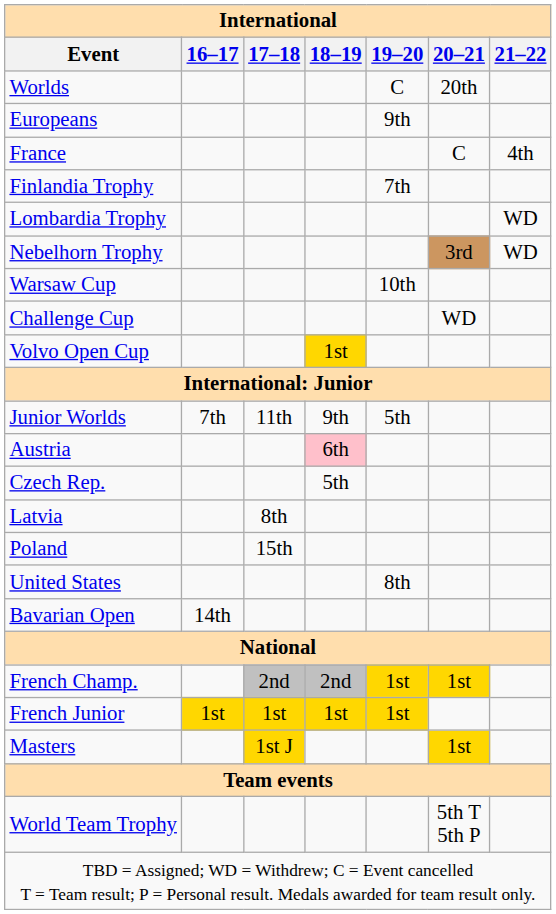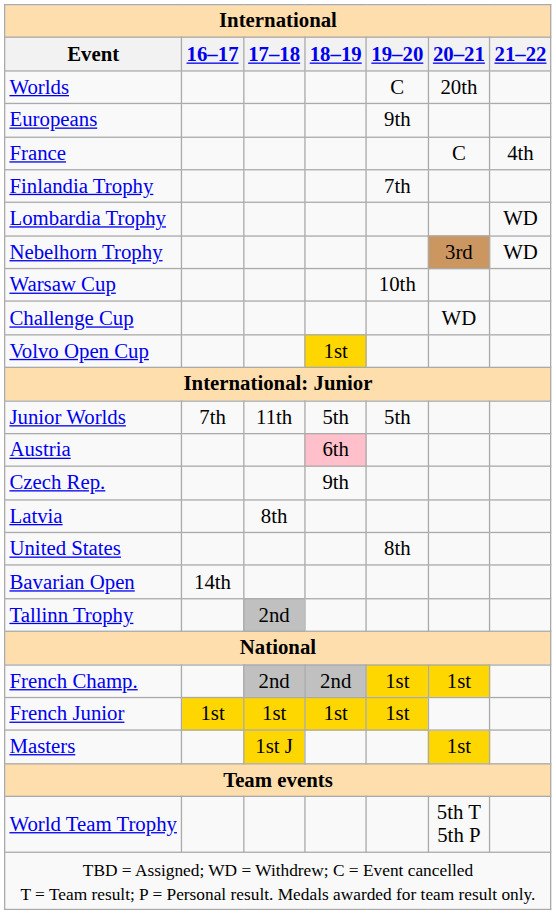(336, 416) 9th -> (336, 416) 5th
(336, 482) 5th -> (336, 482) 9th
- row: (38, 548)
+ row: (71, 614)
